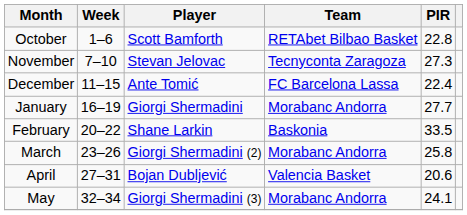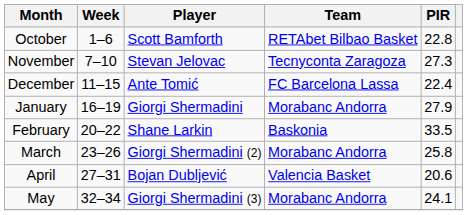(438, 107) 27.7 -> (438, 107) 27.9
